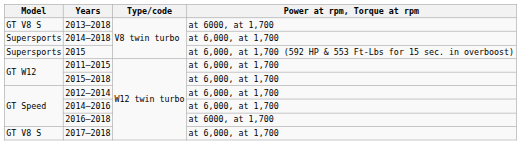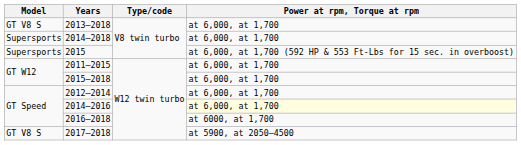(231, 25) at 6000, at 1,700 -> (234, 25) at 6,000, at 1,700
(234, 106) no background -> (234, 106) lightyellow background
(234, 133) at 6,000, at 1,700 -> (241, 133) at 5900, at 2050–4500
